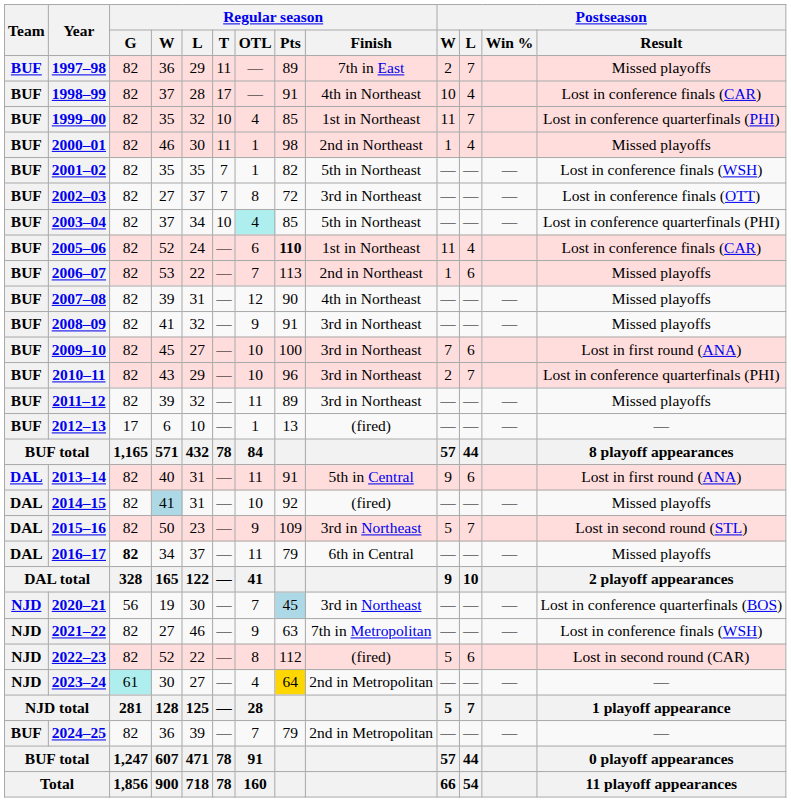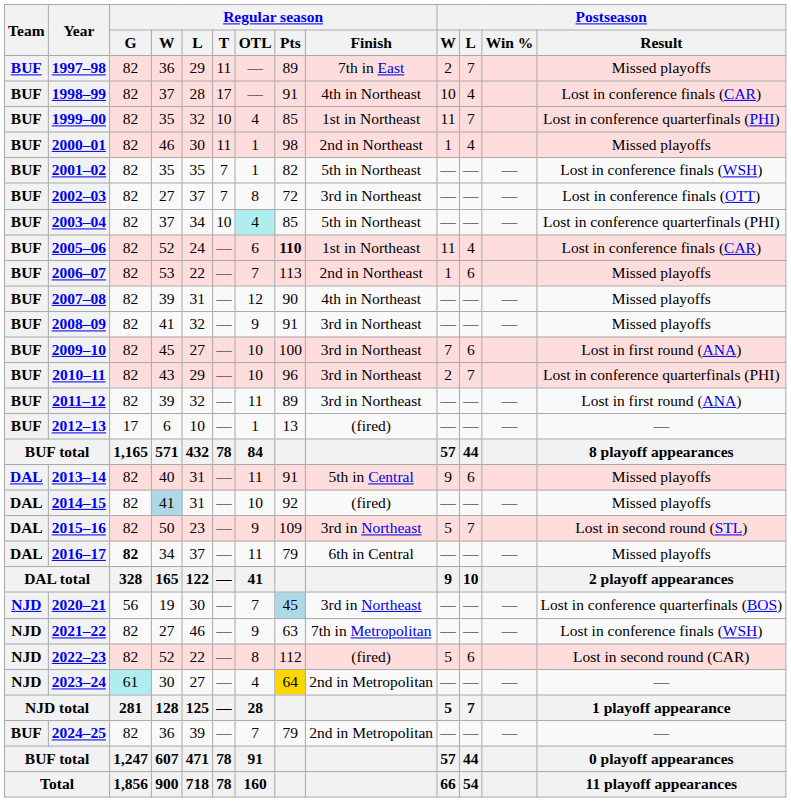(661, 400) Missed playoffs -> (661, 400) Lost in first round (ANA)
(661, 477) Lost in first round (ANA) -> (661, 477) Missed playoffs
